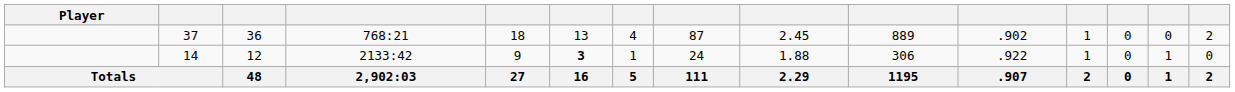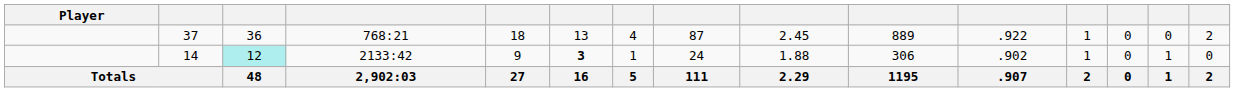(1012, 35) .902 -> (1012, 35) .922
(254, 56) no background -> (254, 56) paleturquoise background
(1012, 56) .922 -> (1012, 56) .902
